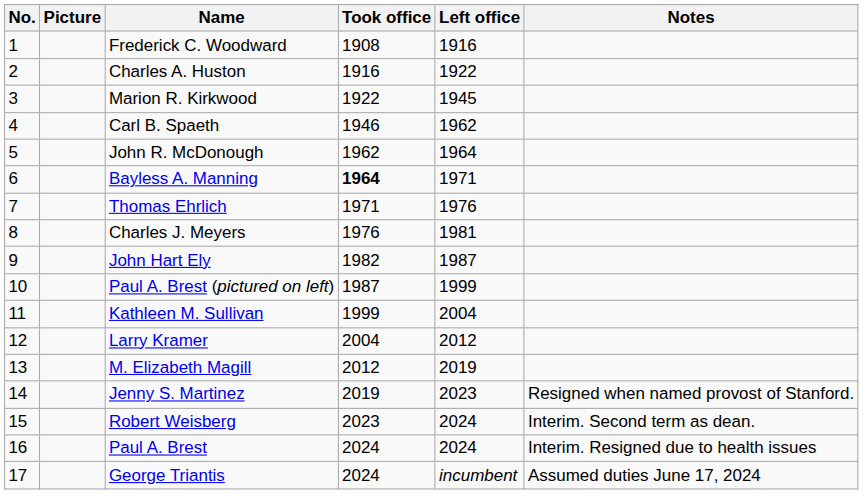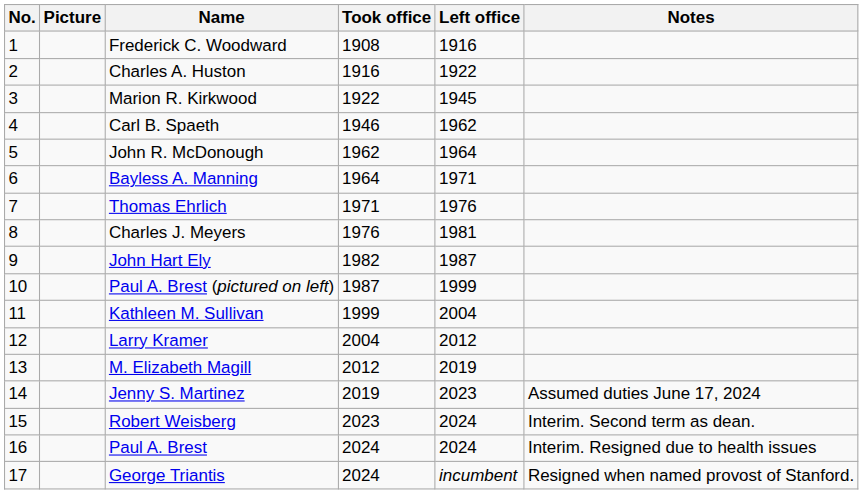(361, 179) bold -> (361, 179) normal
(691, 394) Resigned when named provost of Stanford. -> (644, 394) Assumed duties June 17, 2024
(644, 475) Assumed duties June 17, 2024 -> (691, 475) Resigned when named provost of Stanford.
